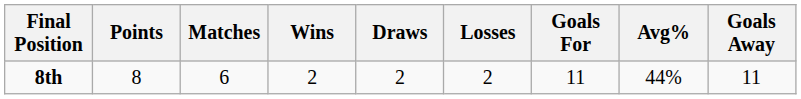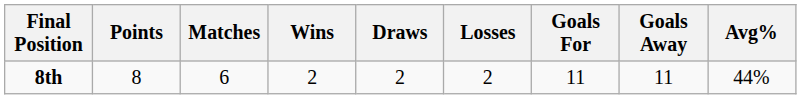columns swapped: (751, 32) <-> (664, 32)
